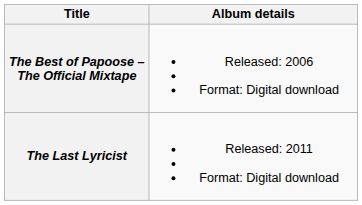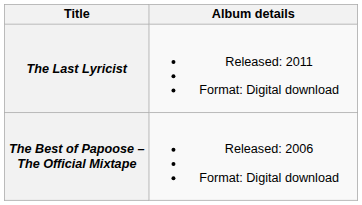rows swapped: (77, 68) <-> (77, 156)
